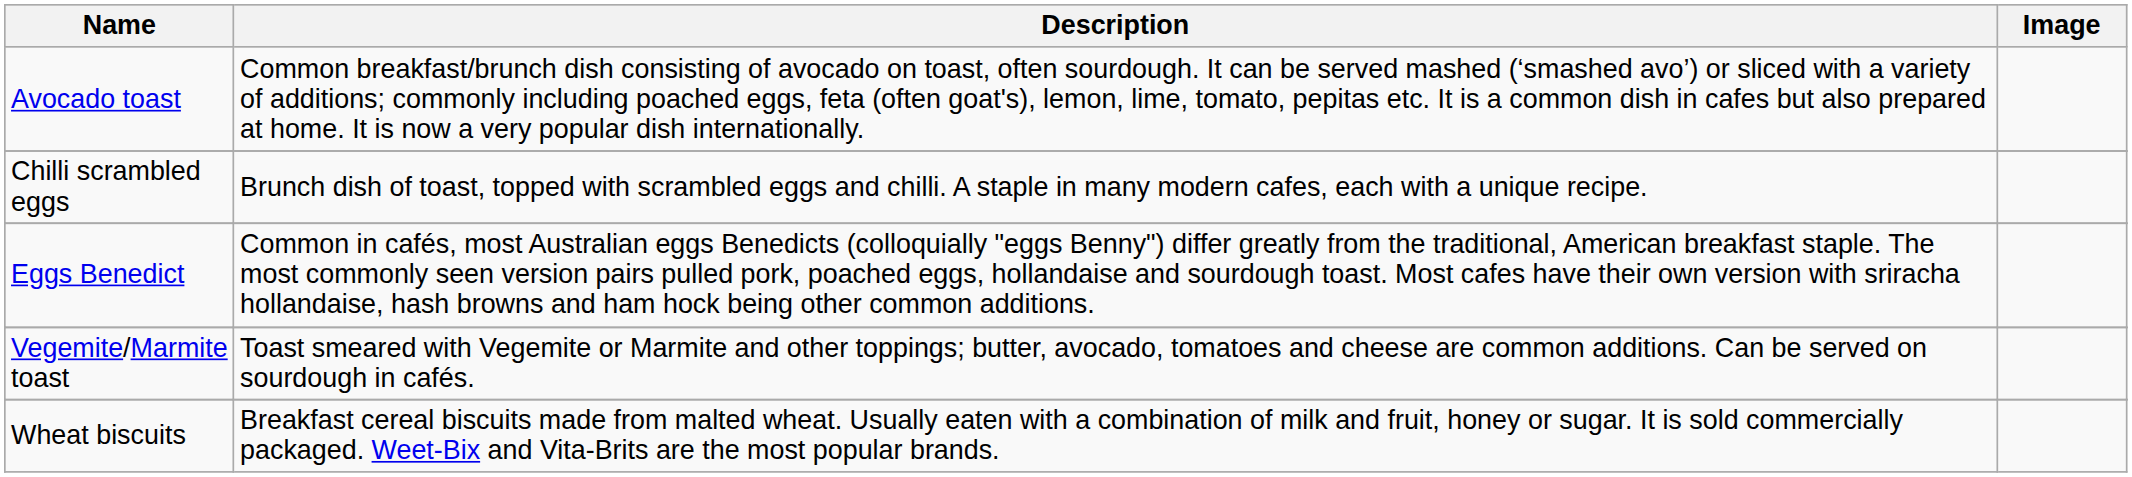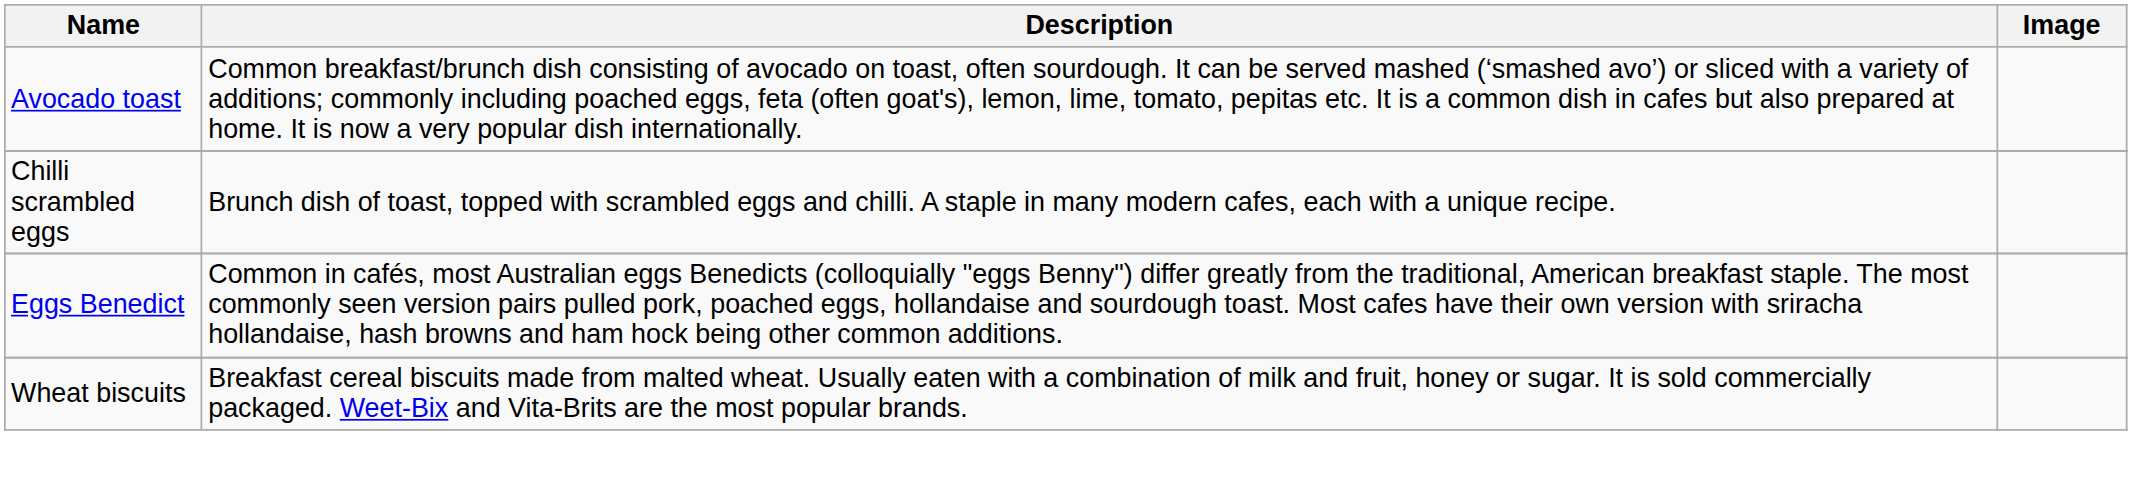- row: (119, 362)
